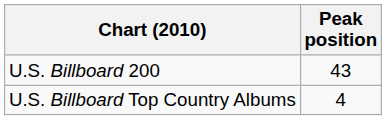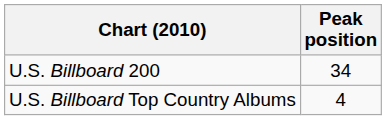(341, 70) 43 -> (341, 70) 34
